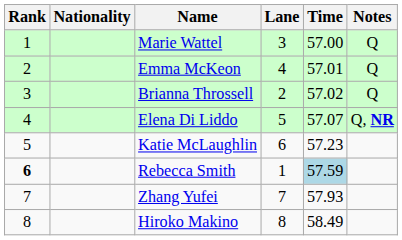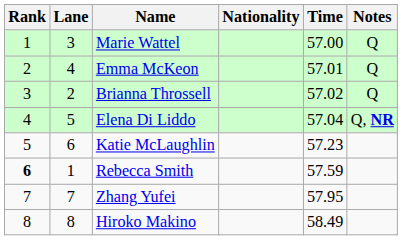columns swapped: (282, 17) <-> (92, 17)
(325, 119) 57.07 -> (325, 119) 57.04
(325, 171) lightblue background -> (325, 171) no background
(325, 196) 57.93 -> (325, 196) 57.95
